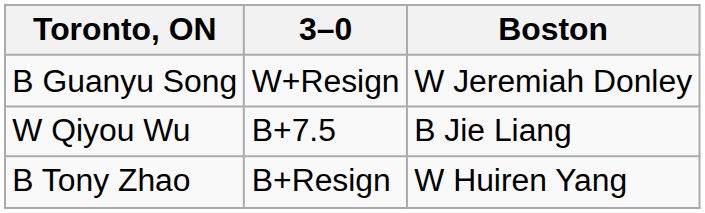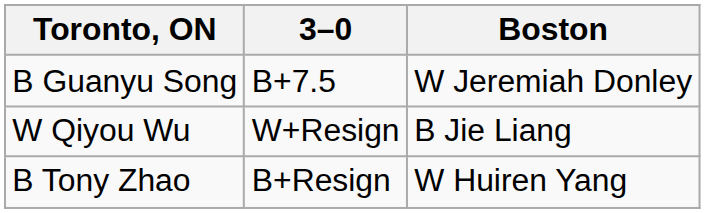(326, 80) W+Resign -> (294, 80) B+7.5
(294, 130) B+7.5 -> (326, 130) W+Resign
